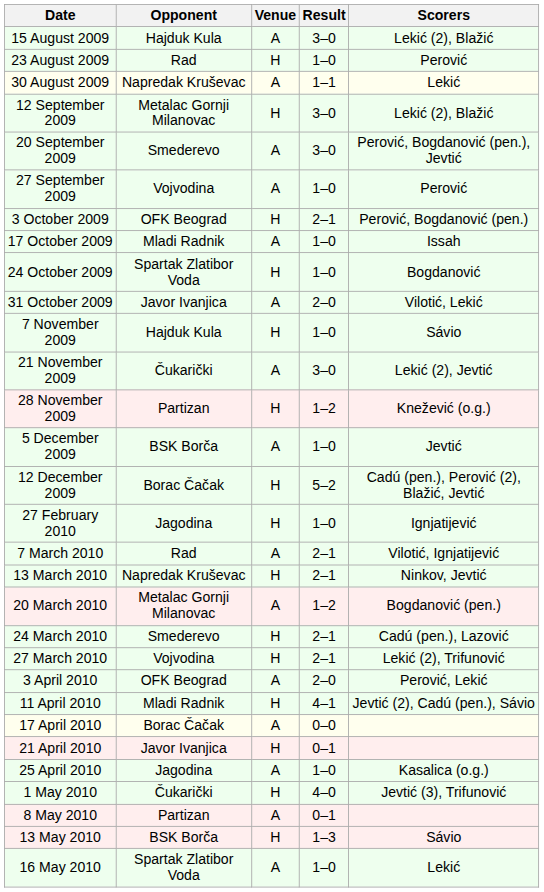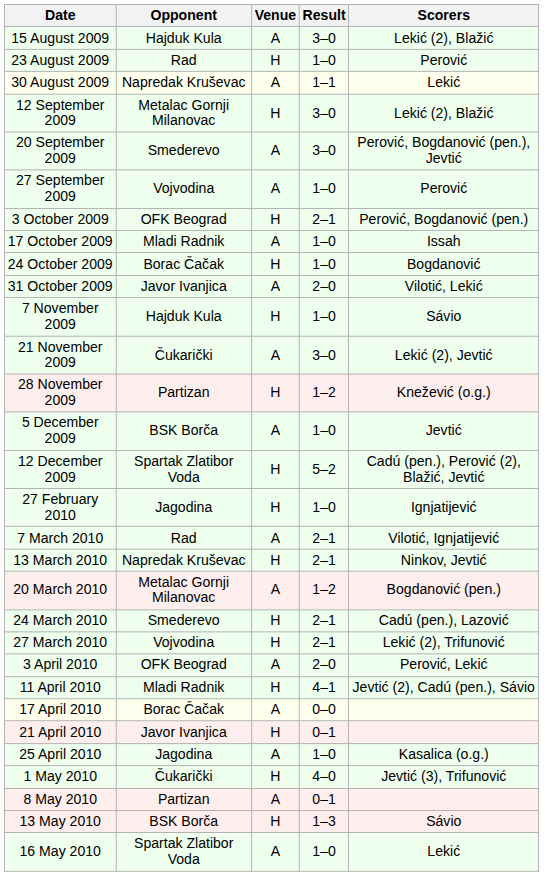(184, 272) Spartak Zlatibor Voda -> (184, 264) Borac Čačak
(184, 485) Borac Čačak -> (184, 469) Spartak Zlatibor Voda
